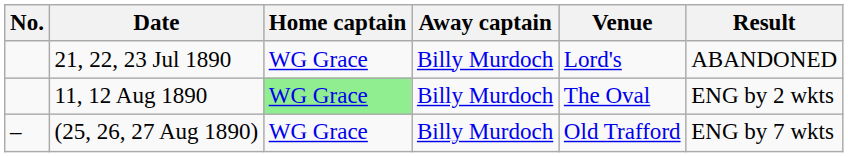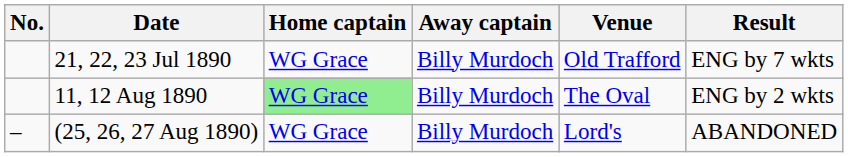(593, 59) Lord's -> (622, 59) Old Trafford
(764, 59) ABANDONED -> (763, 59) ENG by 7 wkts
(622, 132) Old Trafford -> (593, 132) Lord's
(763, 132) ENG by 7 wkts -> (764, 132) ABANDONED
